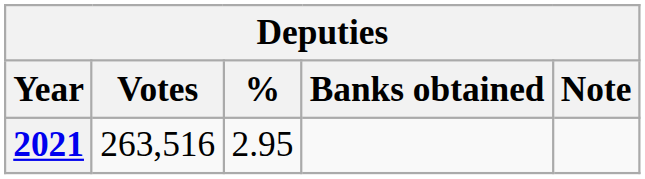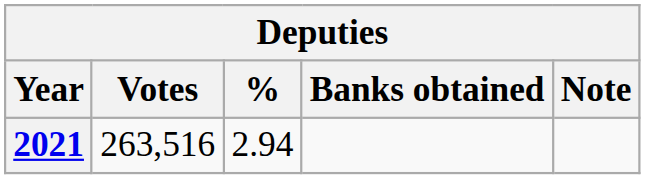(262, 144) 2.95 -> (262, 144) 2.94
